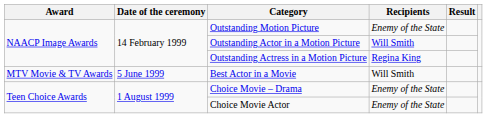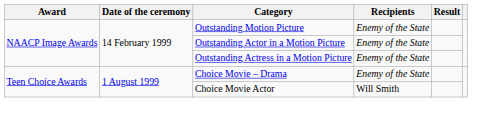(393, 43) Will Smith -> (393, 43) Enemy of the State
(396, 58) Regina King -> (393, 58) Enemy of the State
- row: (253, 74)
(408, 105) Enemy of the State -> (378, 89) Will Smith
